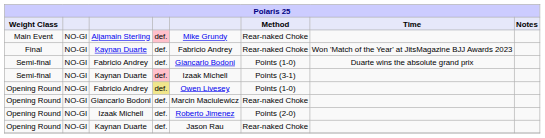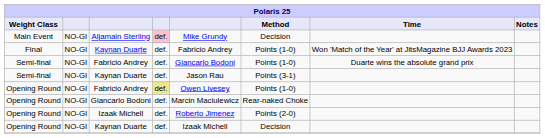(275, 36) Rear-naked Choke -> (275, 36) Decision
(275, 49) Rear-naked Choke -> (275, 49) Points (1-0)
(161, 75) pink background -> (161, 75) no background
(205, 75) Izaak Michell -> (205, 75) Jason Rau
(205, 126) Jason Rau -> (205, 126) Izaak Michell
(275, 126) Rear-naked Choke -> (275, 126) Decision
